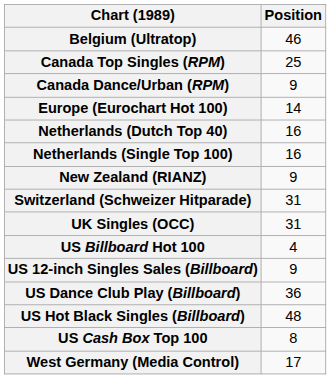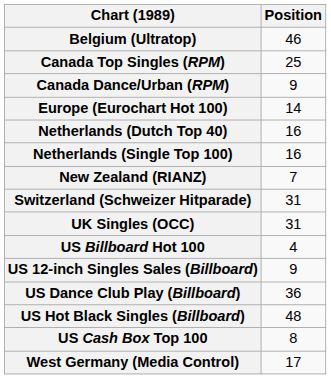(293, 177) 9 -> (293, 177) 7
